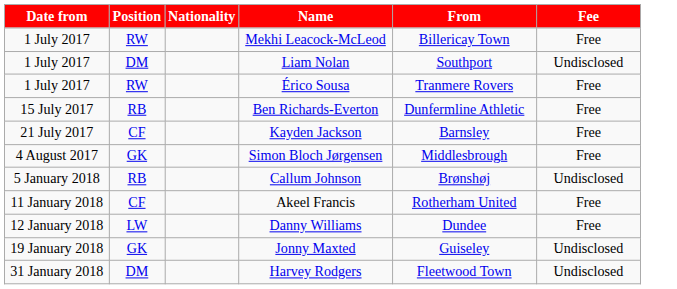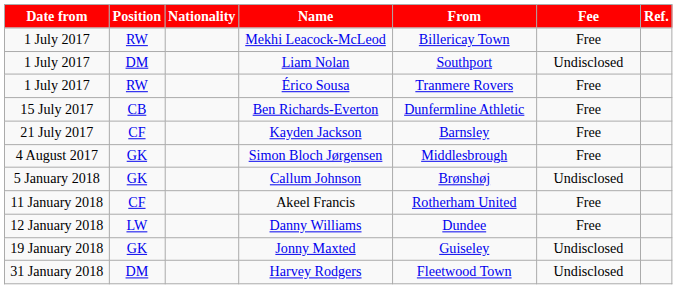+ column: (656, 16)
(137, 109) RB -> (137, 109) CB
(137, 179) RB -> (137, 179) GK
